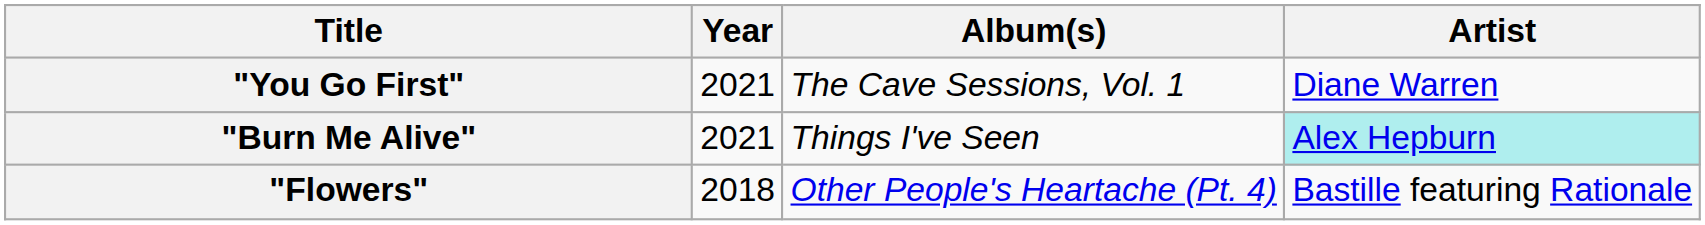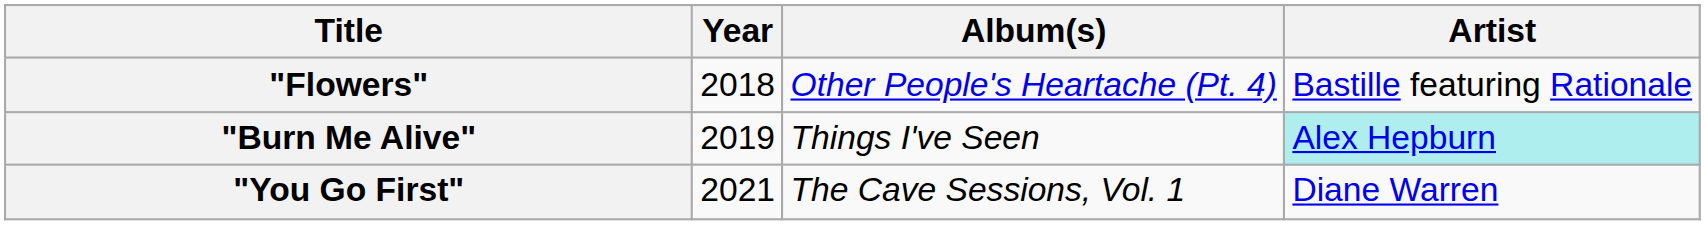rows swapped: (349, 191) <-> (349, 84)
(738, 137) 2021 -> (738, 137) 2019
